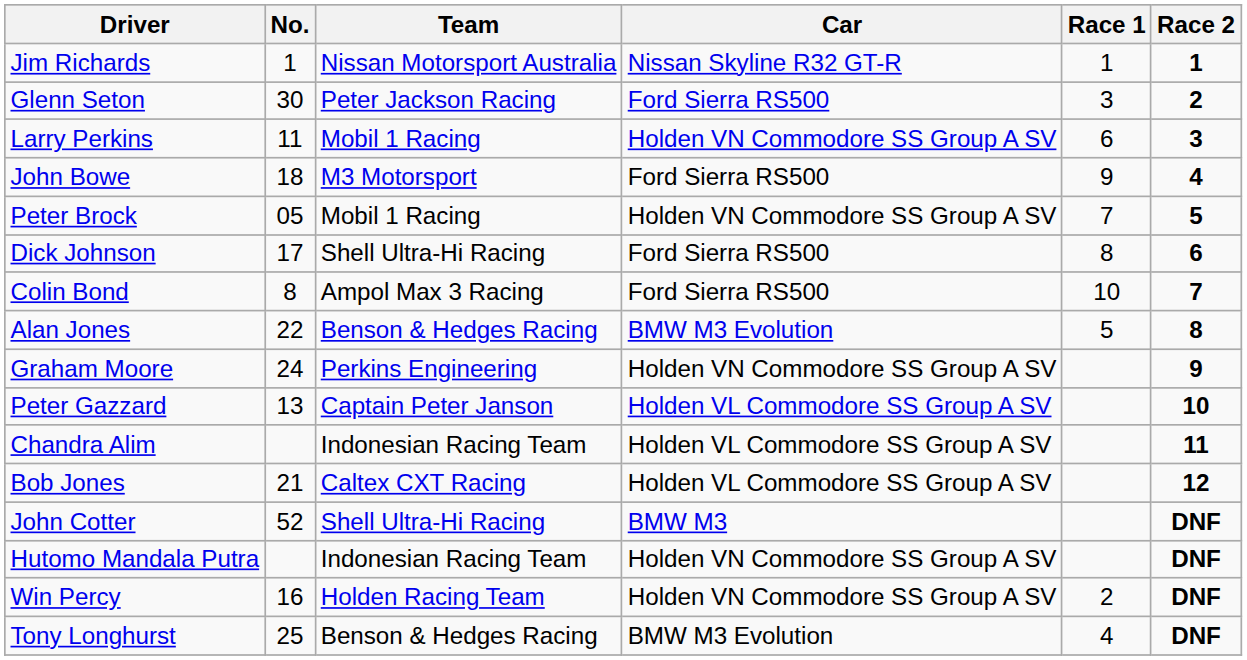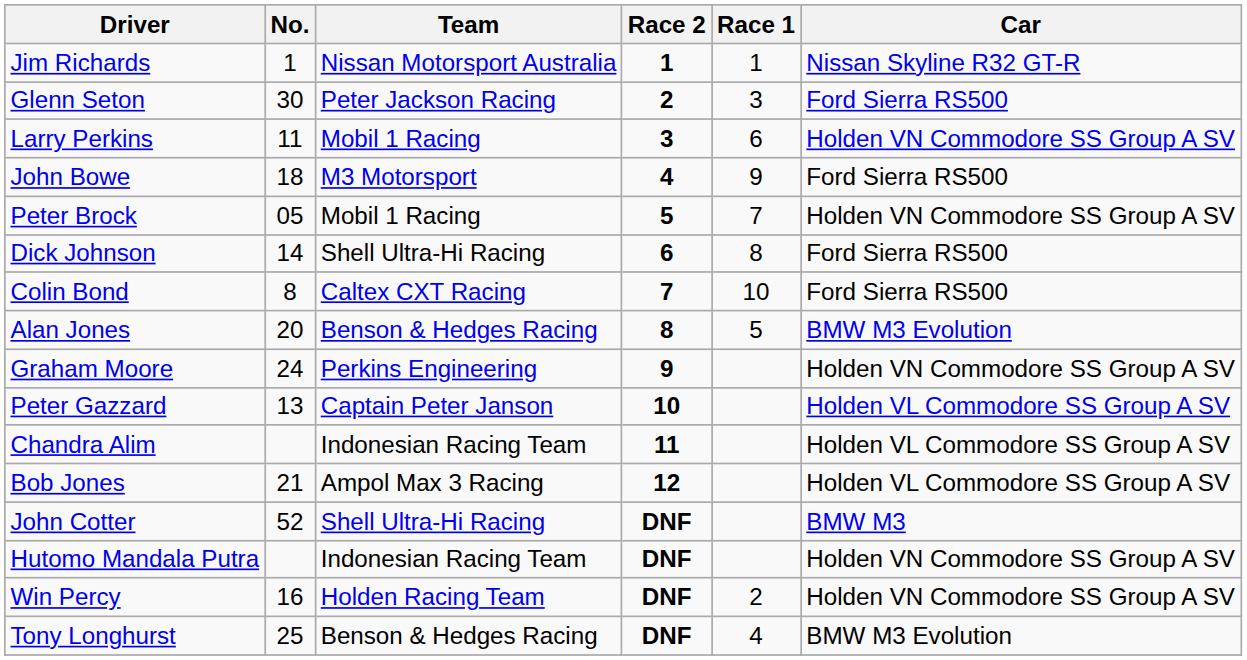columns swapped: (842, 24) <-> (1196, 24)
(290, 254) 17 -> (290, 254) 14
(432, 292) Ampol Max 3 Racing -> (423, 292) Caltex CXT Racing
(290, 330) 22 -> (290, 330) 20
(423, 483) Caltex CXT Racing -> (432, 483) Ampol Max 3 Racing
